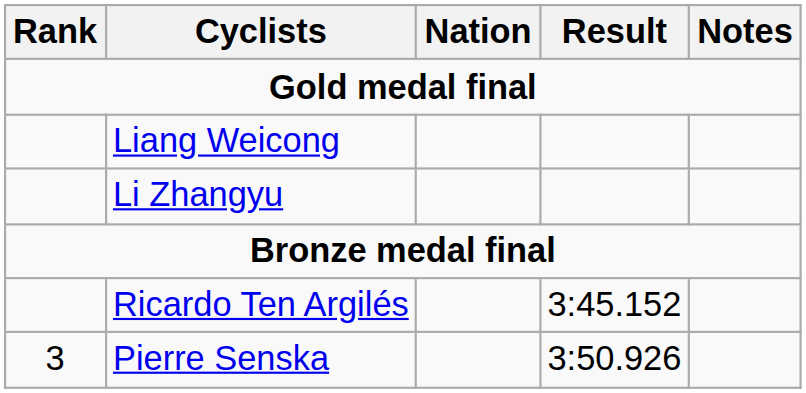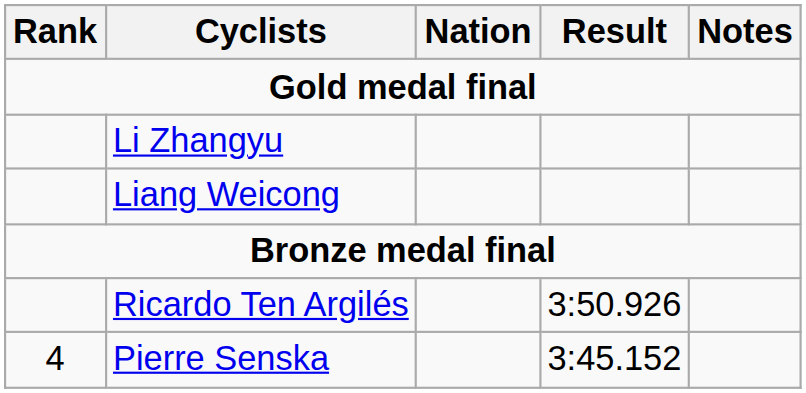rows swapped: (198, 195) <-> (226, 140)
(614, 304) 3:45.152 -> (614, 304) 3:50.926
(55, 359) 3 -> (55, 359) 4
(614, 359) 3:50.926 -> (614, 359) 3:45.152
